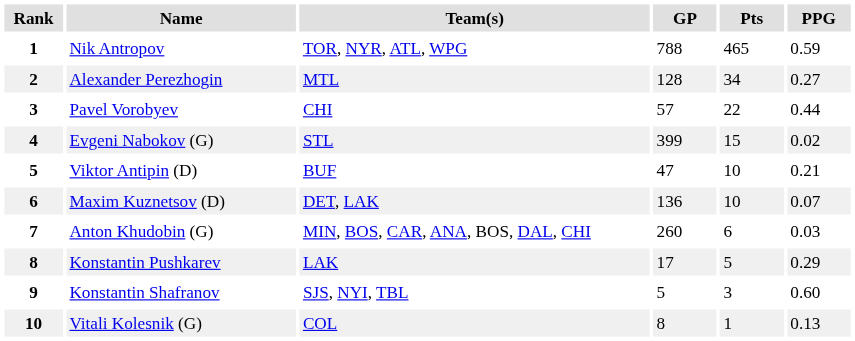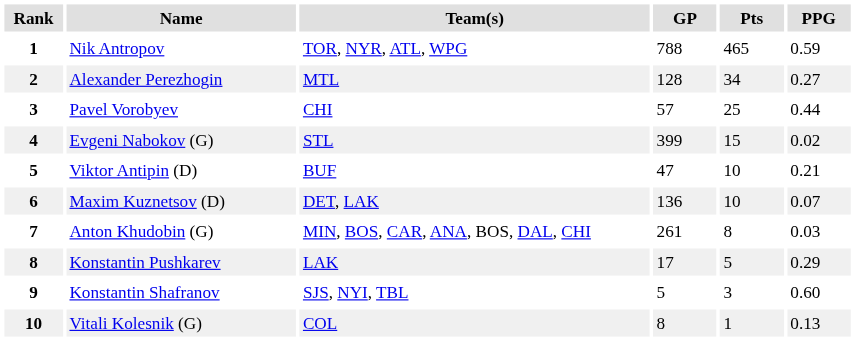(732, 109) 22 -> (732, 109) 25
(669, 231) 260 -> (669, 231) 261
(728, 231) 6 -> (728, 231) 8
